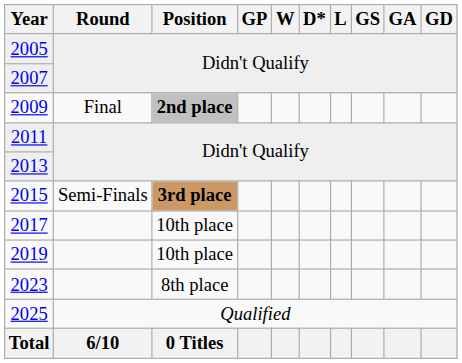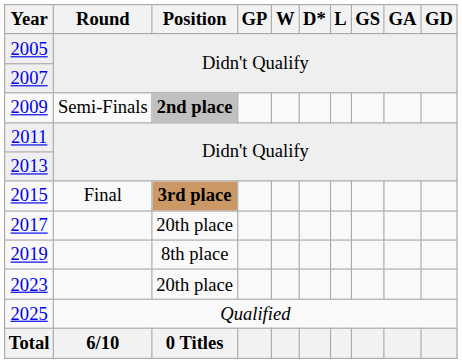(103, 107) Final -> (103, 107) Semi-Finals
(103, 195) Semi-Finals -> (103, 195) Final
(195, 225) 10th place -> (195, 225) 20th place
(195, 254) 10th place -> (195, 254) 8th place
(195, 284) 8th place -> (195, 284) 20th place
